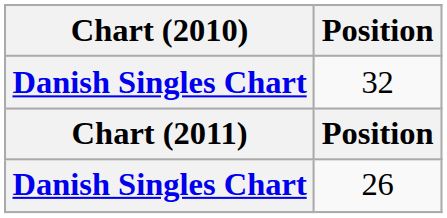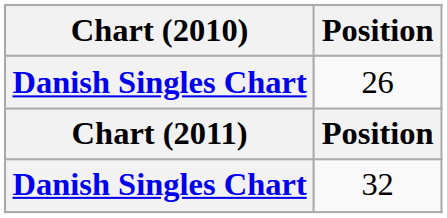rows swapped: (378, 184) <-> (378, 81)
